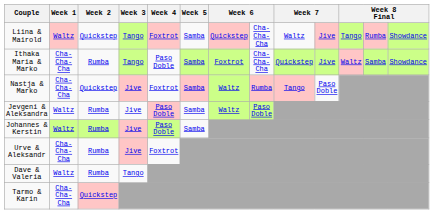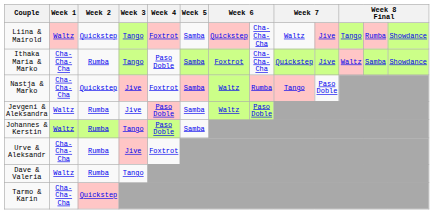(133, 129) Jive -> (133, 129) Tango
